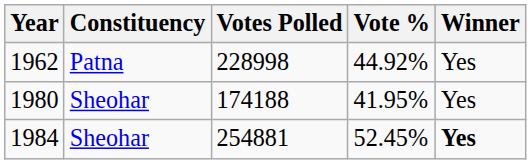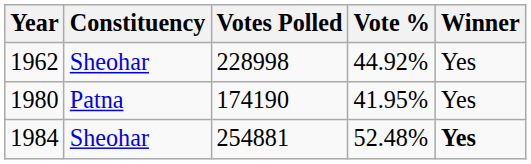(97, 61) Patna -> (109, 61) Sheohar
(109, 100) Sheohar -> (97, 100) Patna
(253, 100) 174188 -> (253, 100) 174190
(391, 138) 52.45% -> (391, 138) 52.48%
